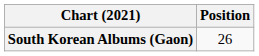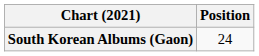(225, 39) 26 -> (225, 39) 24
